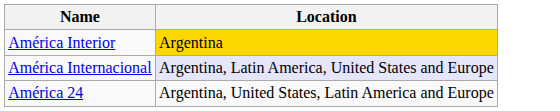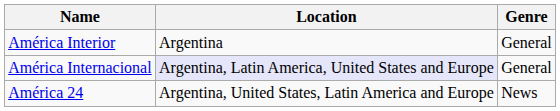+ column: (526, 17)
(191, 42) gold background -> (191, 42) no background
